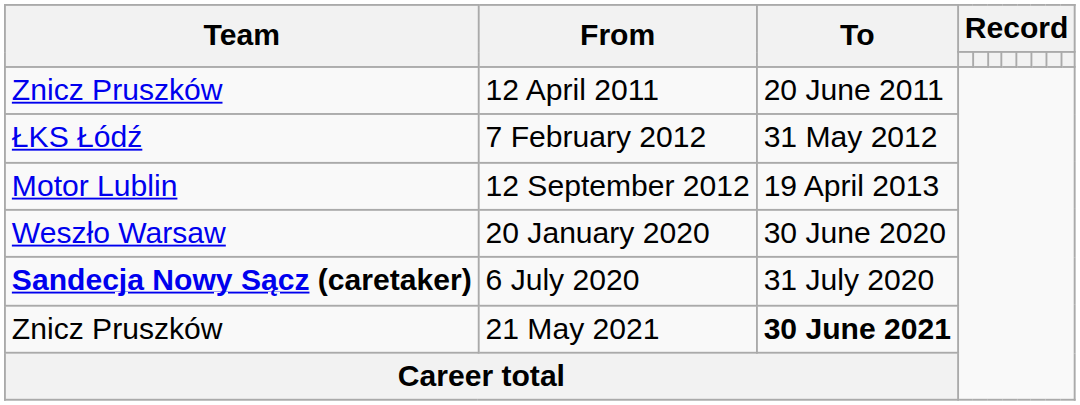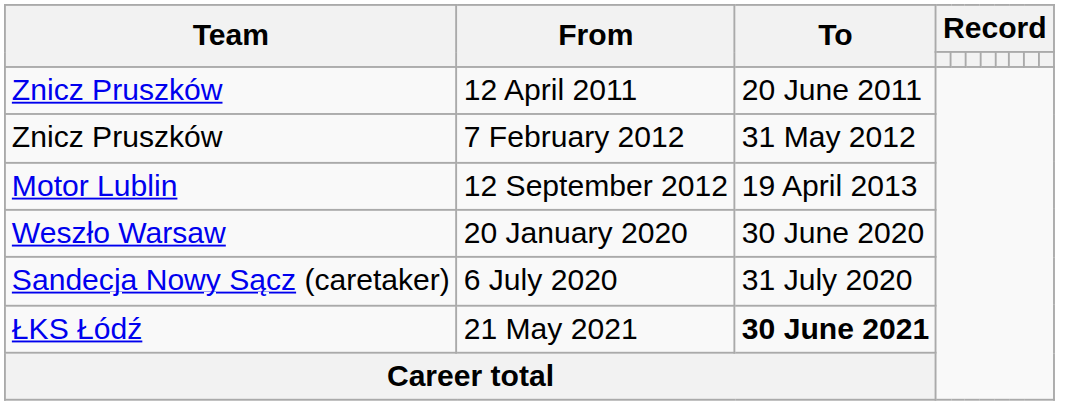(77, 137) ŁKS Łódź -> (117, 137) Znicz Pruszków
(242, 280) bold -> (231, 280) normal
(117, 328) Znicz Pruszków -> (77, 328) ŁKS Łódź
